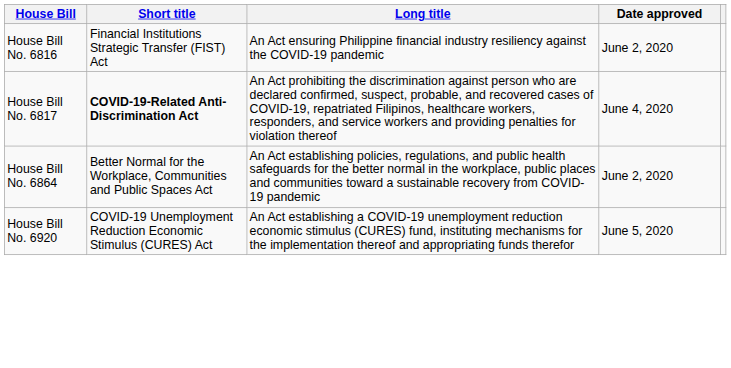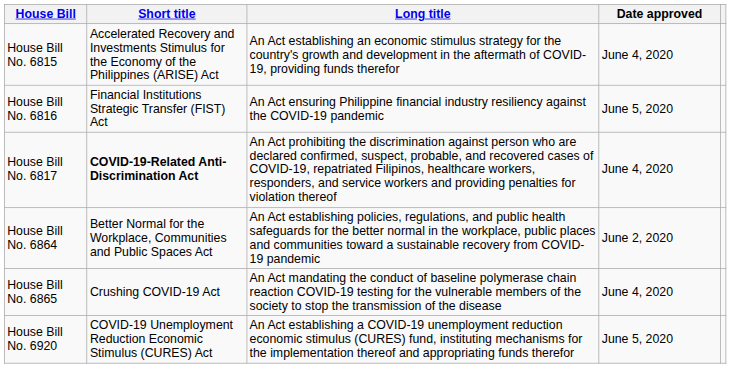+ row: (35, 54)
(637, 47) June 2, 2020 -> (637, 108) June 5, 2020
+ row: (35, 292)
